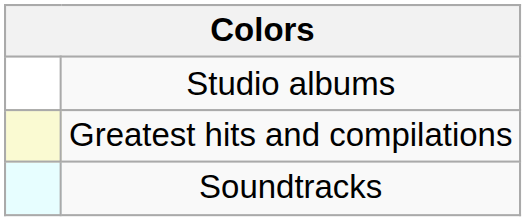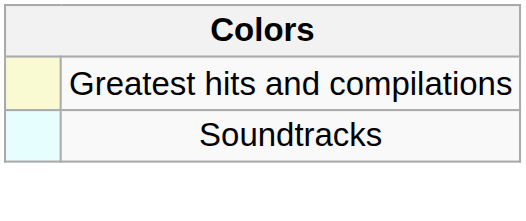- row: (291, 82)
